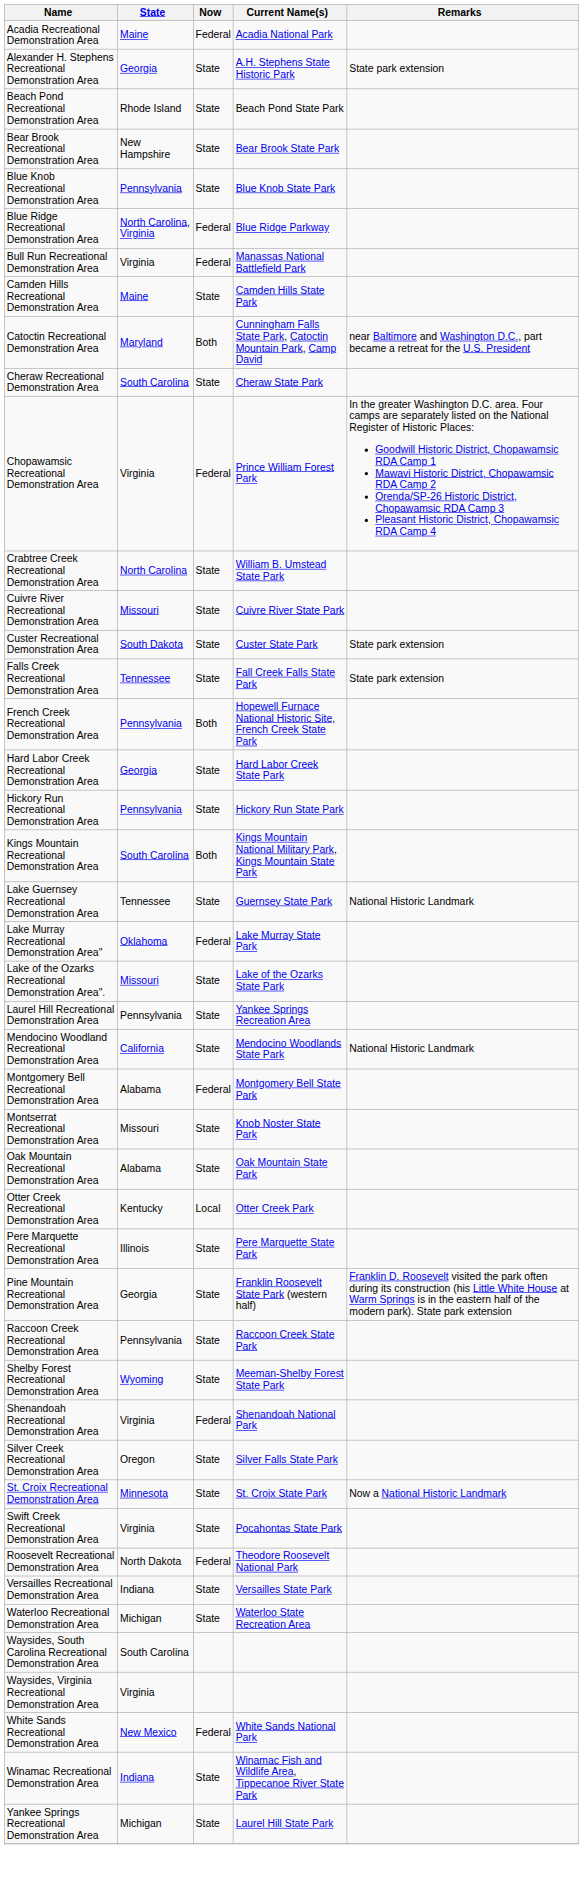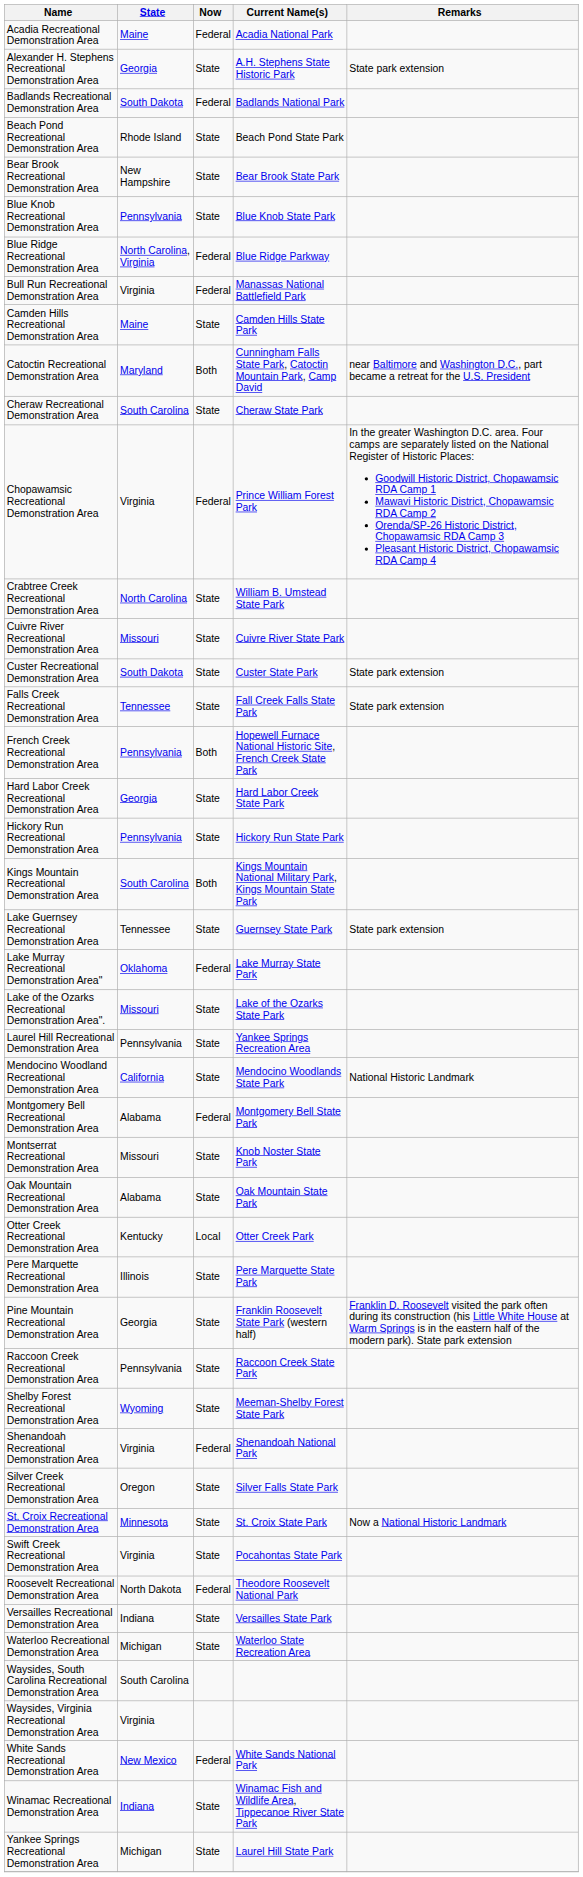+ row: (59, 103)
(412, 901) National Historic Landmark -> (397, 929) State park extension
